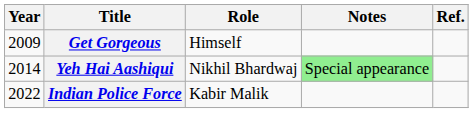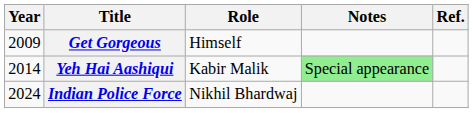(243, 68) Nikhil Bhardwaj -> (229, 68) Kabir Malik
(24, 94) 2022 -> (24, 94) 2024
(229, 94) Kabir Malik -> (243, 94) Nikhil Bhardwaj
